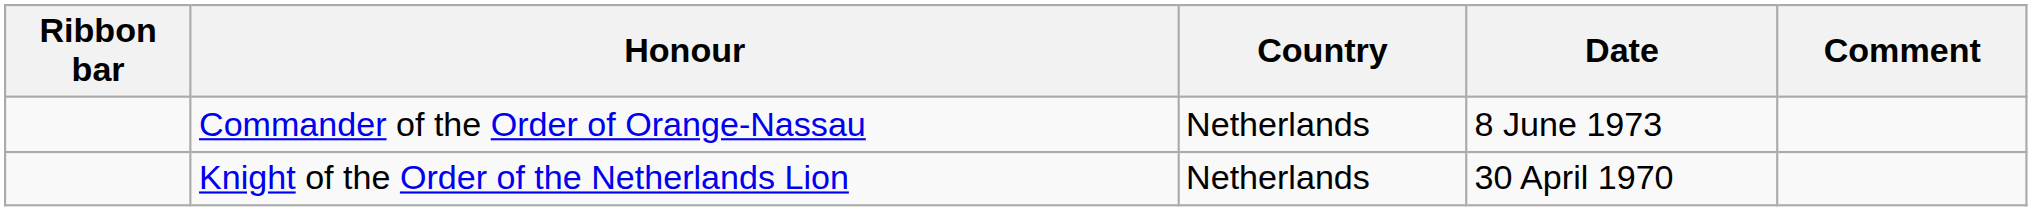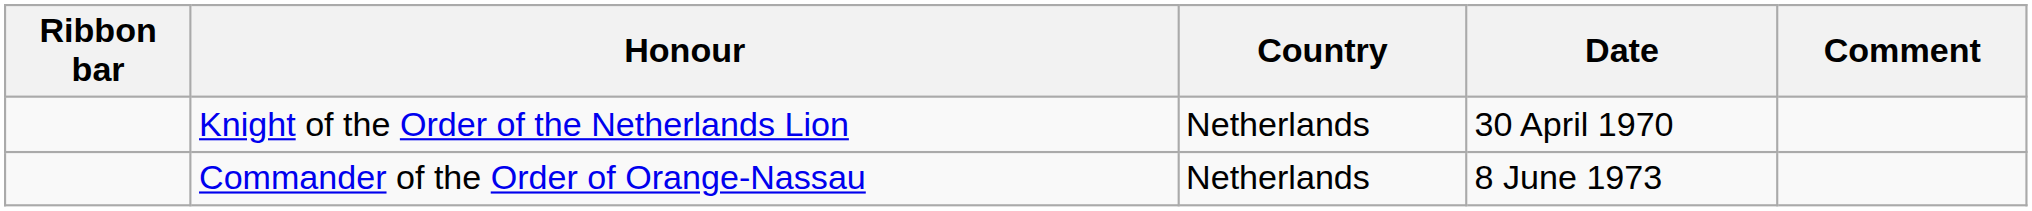rows swapped: (524, 177) <-> (532, 123)
